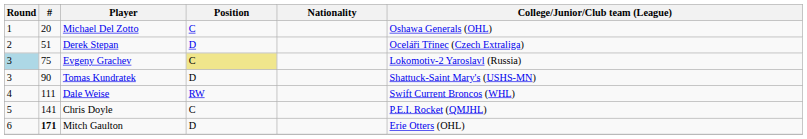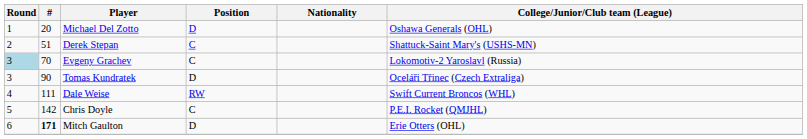(192, 28) C -> (192, 28) D
(192, 45) D -> (192, 45) C
(457, 45) Oceláři Třinec (Czech Extraliga) -> (463, 45) Shattuck-Saint Mary's (USHS-MN)
(46, 61) 75 -> (46, 61) 70
(192, 61) khaki background -> (192, 61) no background
(463, 77) Shattuck-Saint Mary's (USHS-MN) -> (457, 77) Oceláři Třinec (Czech Extraliga)
(49, 110) 141 -> (49, 110) 142
